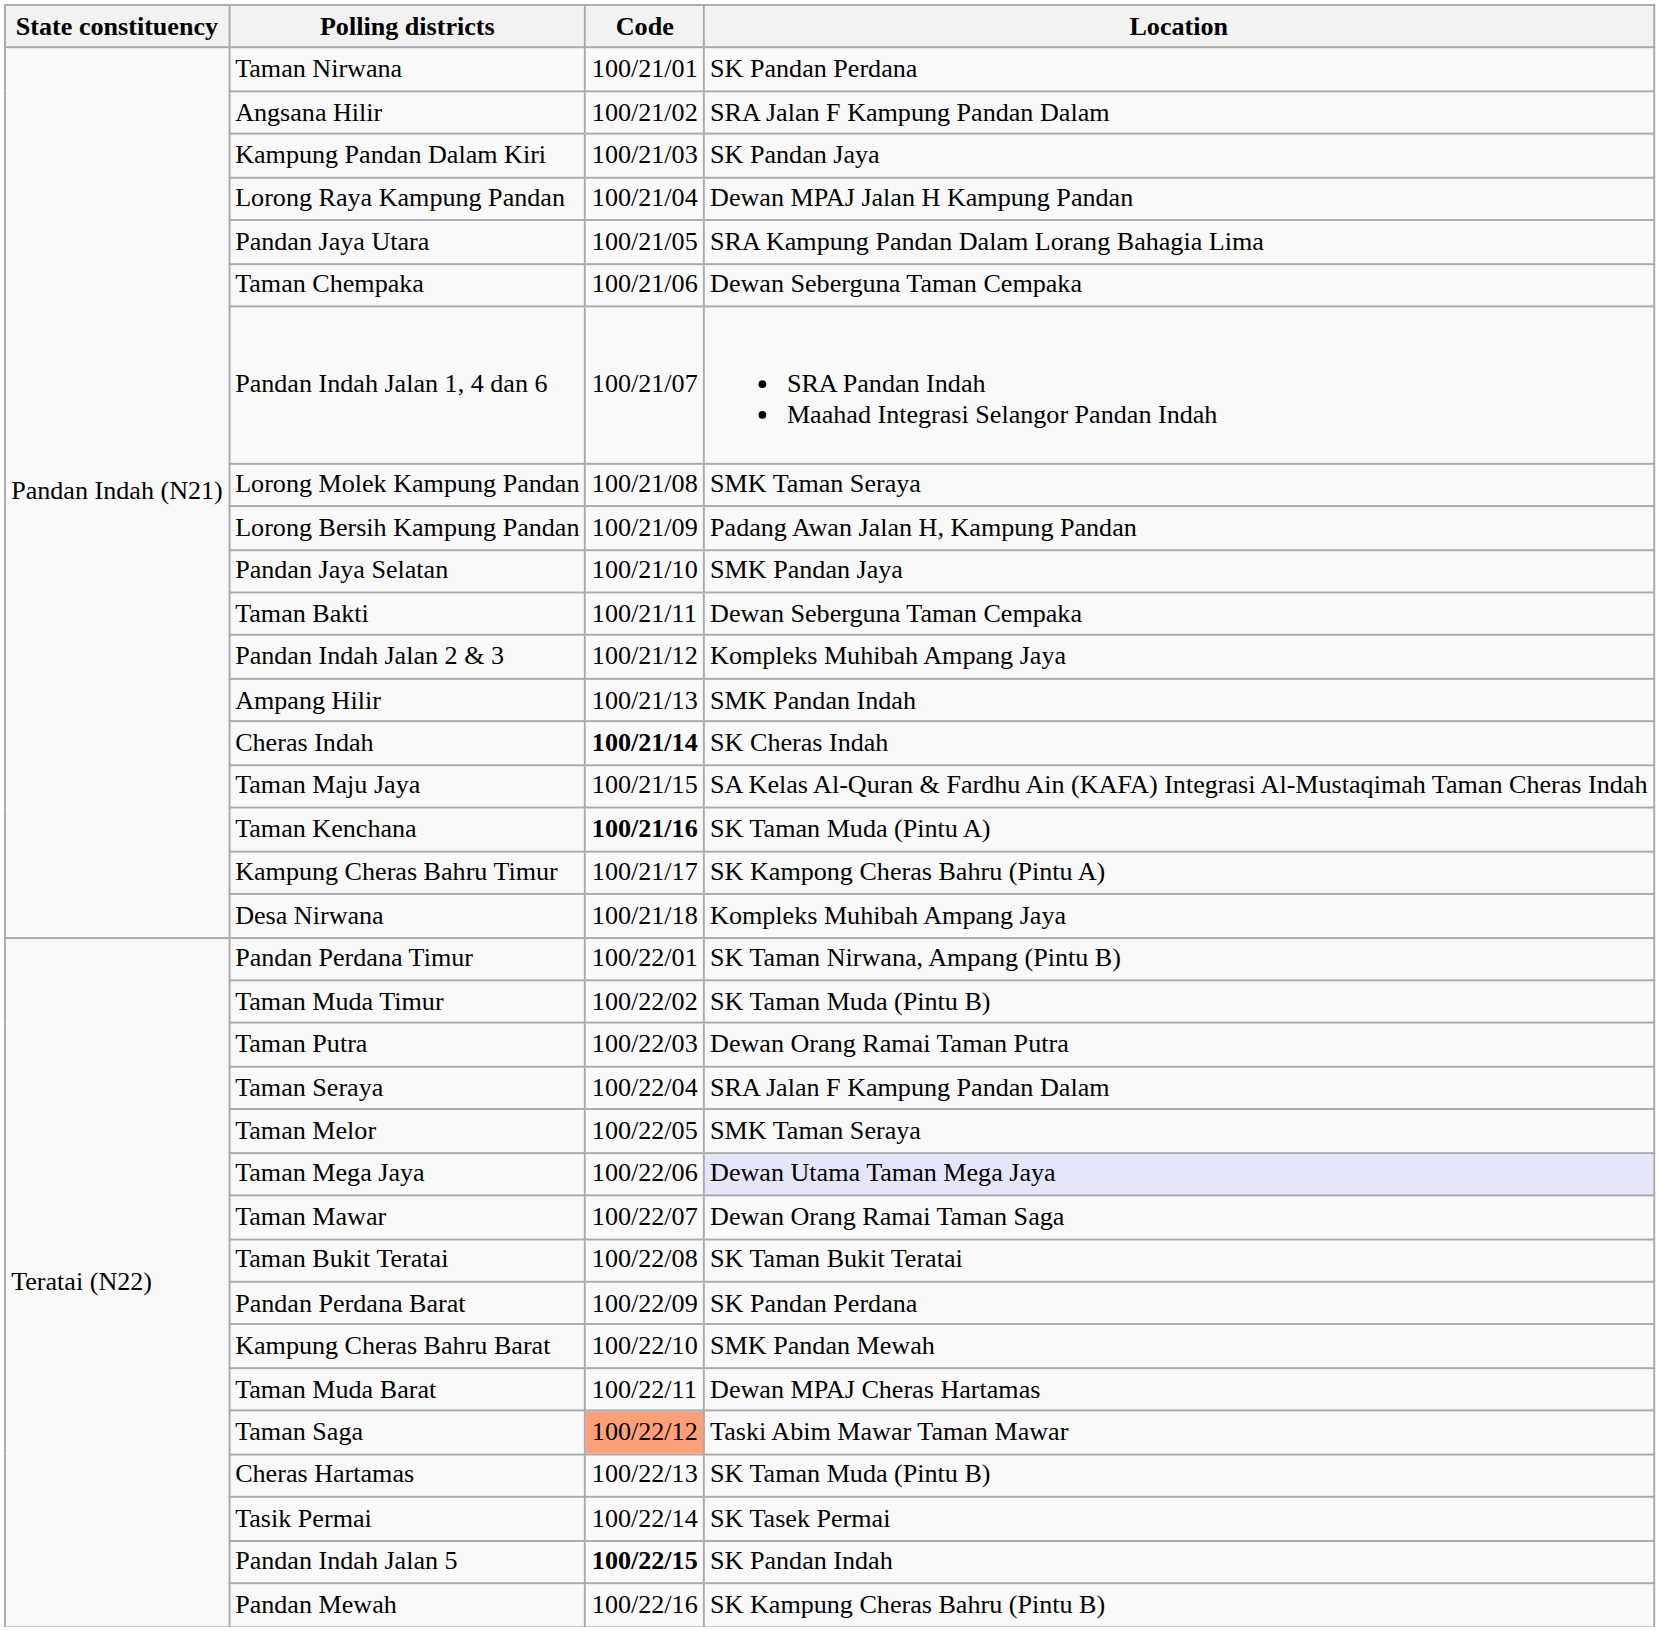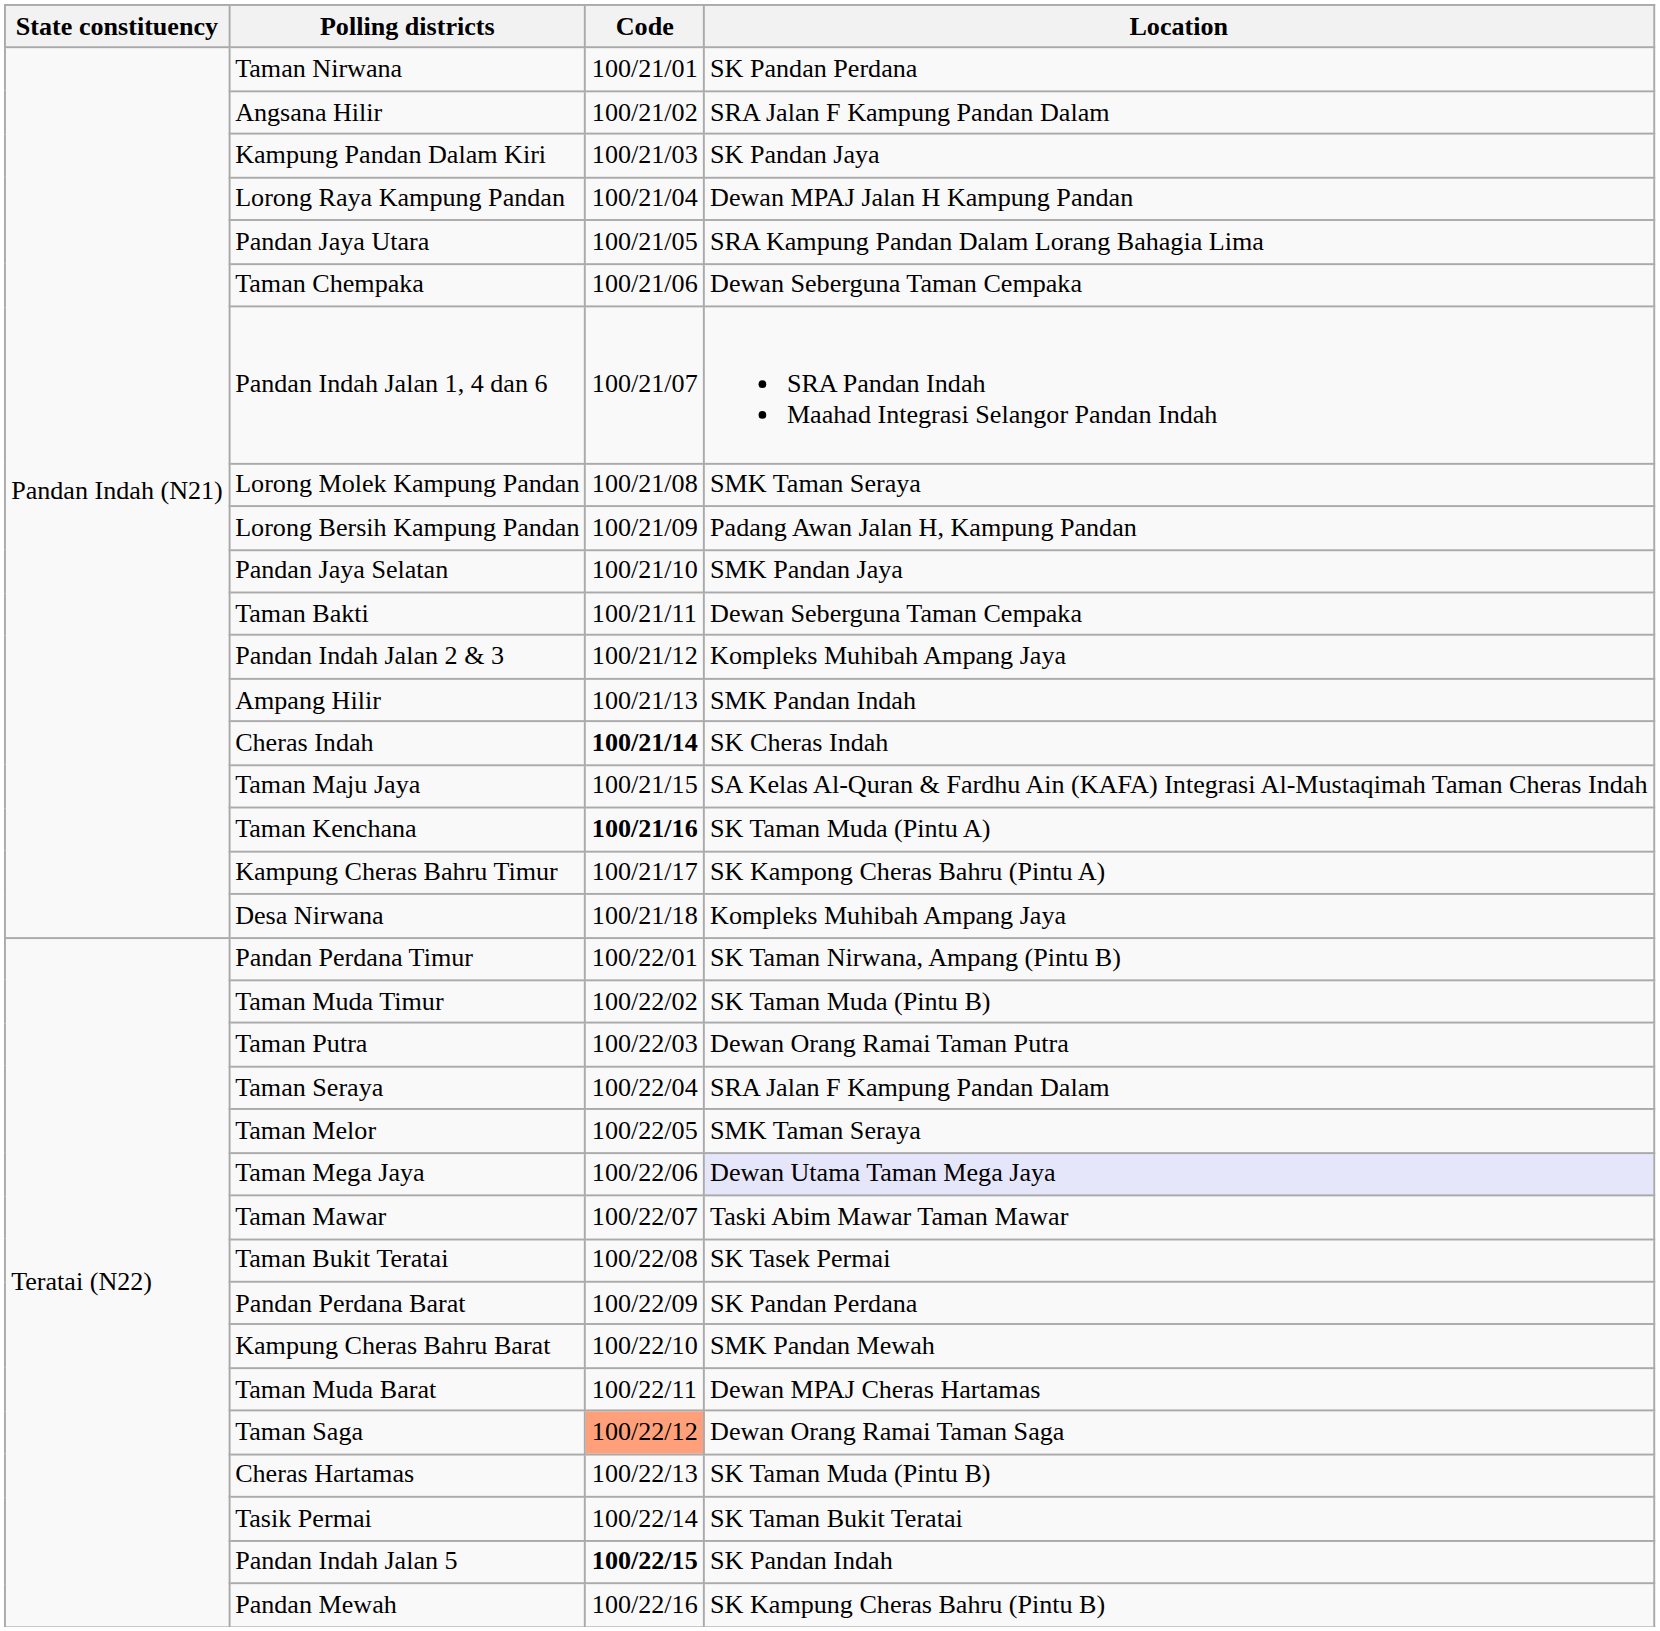(887, 1216) Dewan Orang Ramai Taman Saga -> (889, 1216) Taski Abim Mawar Taman Mawar
(836, 1259) SK Taman Bukit Teratai -> (800, 1259) SK Tasek Permai
(889, 1431) Taski Abim Mawar Taman Mawar -> (887, 1431) Dewan Orang Ramai Taman Saga
(800, 1517) SK Tasek Permai -> (836, 1517) SK Taman Bukit Teratai
